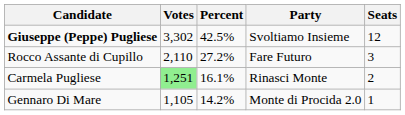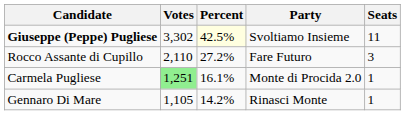(217, 36) no background -> (217, 36) lightyellow background
(374, 36) 12 -> (374, 36) 11
(288, 78) Rinasci Monte -> (305, 78) Monte di Procida 2.0
(371, 78) 2 -> (371, 78) 1
(305, 99) Monte di Procida 2.0 -> (288, 99) Rinasci Monte
